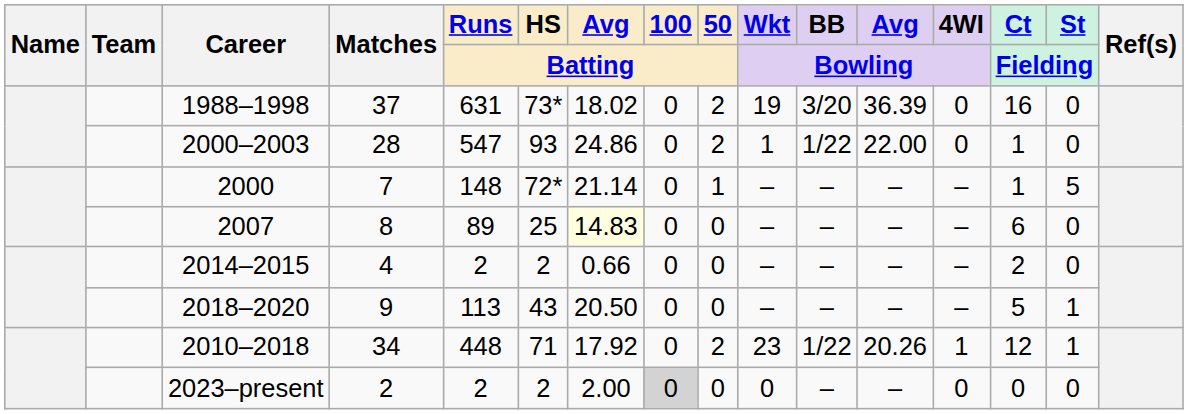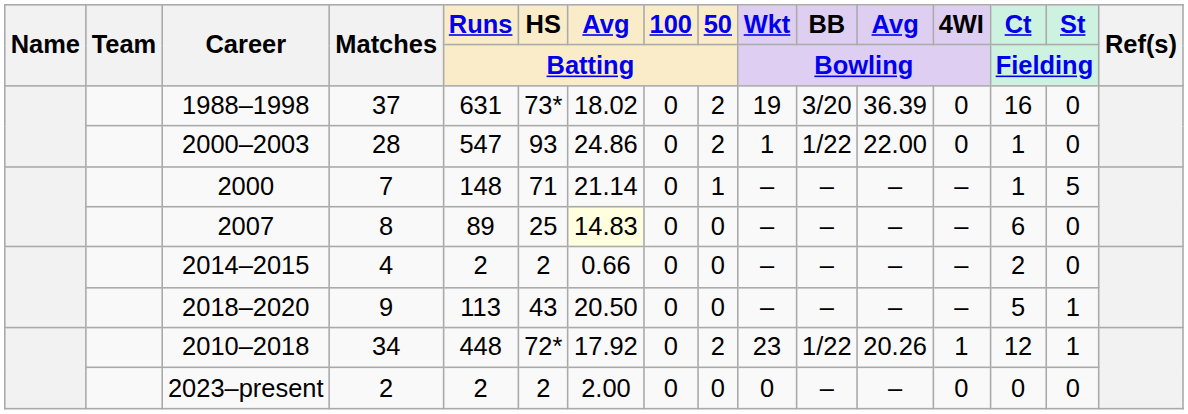(543, 186) 72* -> (543, 186) 71
(543, 347) 71 -> (543, 347) 72*
(671, 387) lightgrey background -> (671, 387) no background
